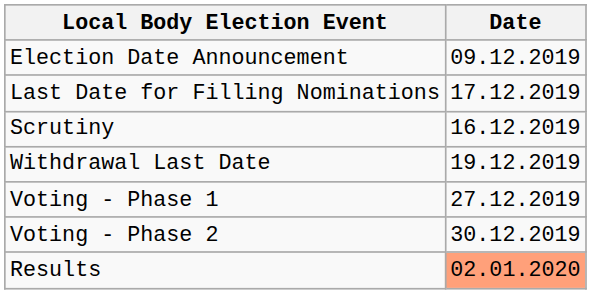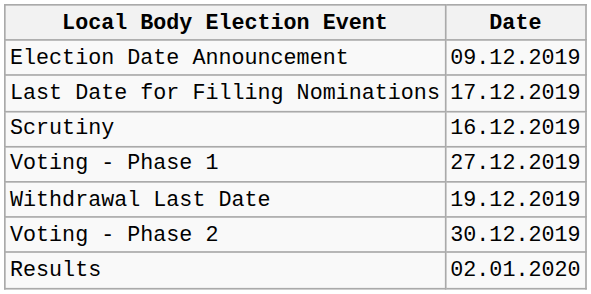rows swapped: (140, 164) <-> (114, 199)
(515, 270) lightsalmon background -> (515, 270) no background
